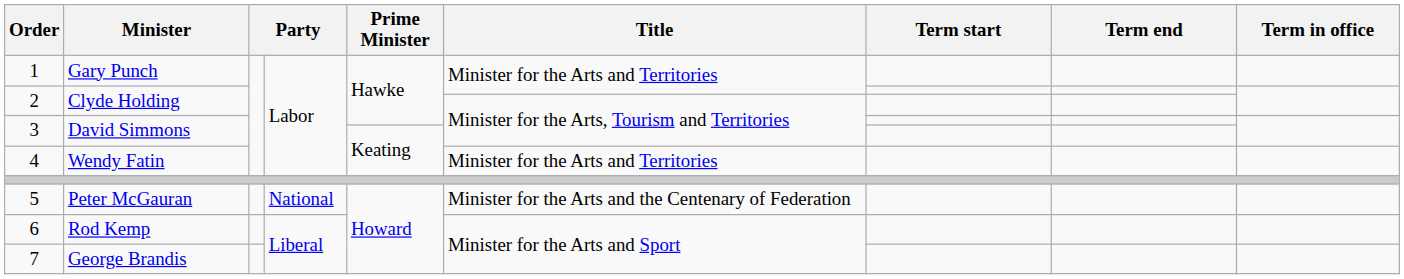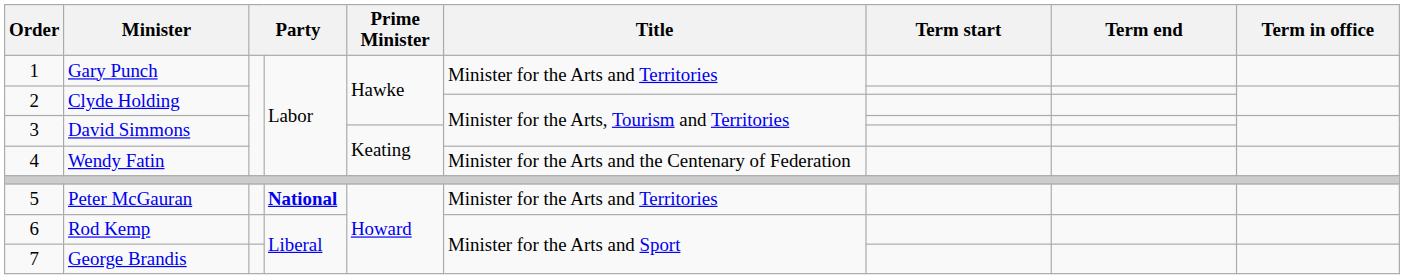(583, 160) Minister for the Arts and Territories -> (649, 160) Minister for the Arts and the Centenary of Federation
(301, 199) normal -> (303, 199) bold
(649, 199) Minister for the Arts and the Centenary of Federation -> (583, 199) Minister for the Arts and Territories
